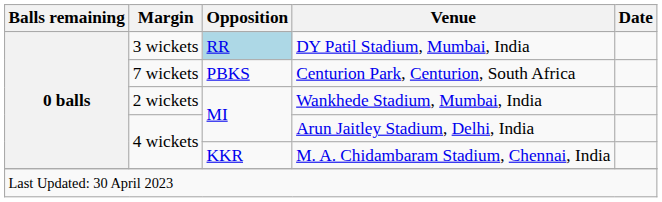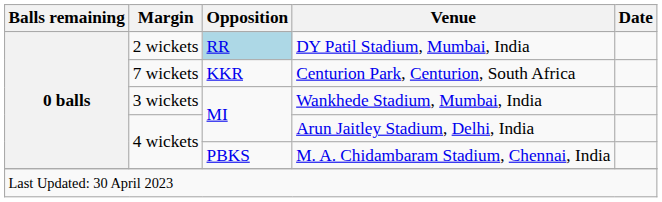(166, 45) 3 wickets -> (166, 45) 2 wickets
(228, 73) PBKS -> (225, 73) KKR
(166, 100) 2 wickets -> (166, 100) 3 wickets
(225, 155) KKR -> (228, 155) PBKS
